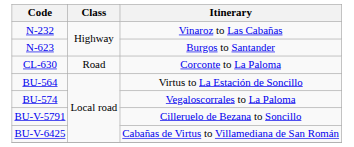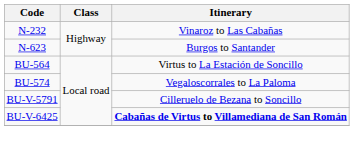- row: (40, 64)
(231, 133) normal -> (231, 116) bold
